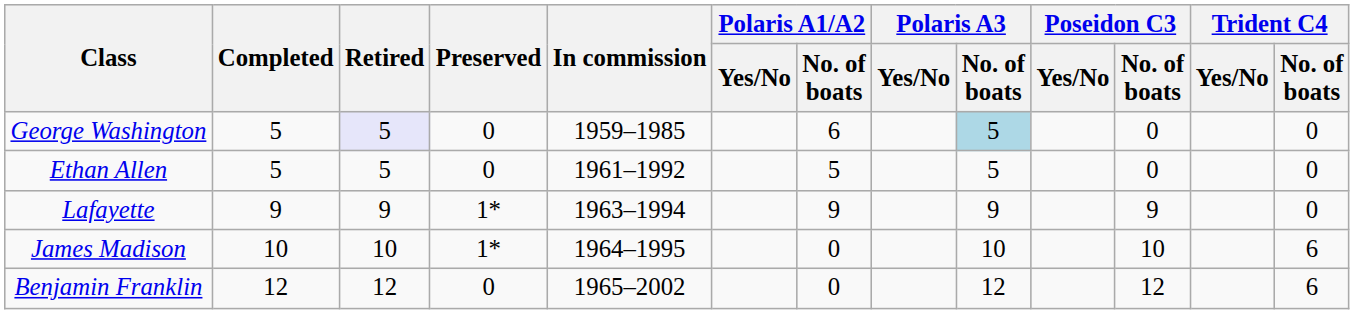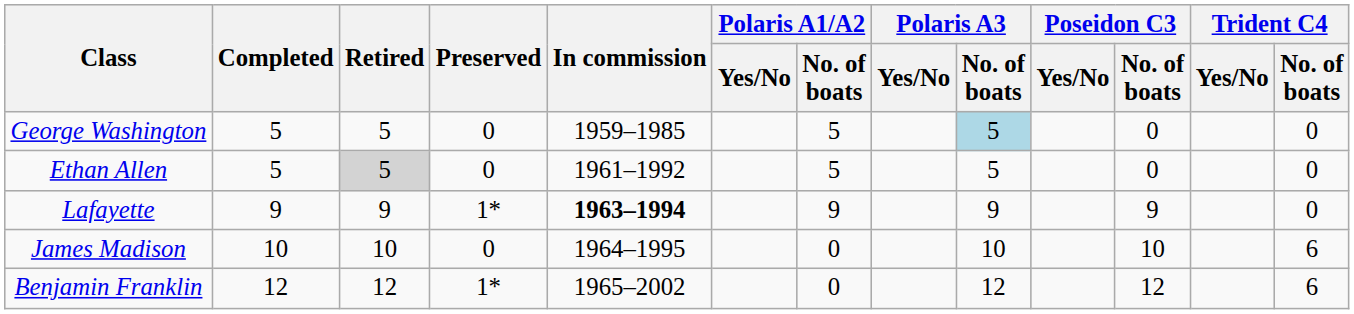(385, 130) lavender background -> (385, 130) no background
(834, 130) 6 -> (834, 130) 5
(385, 170) no background -> (385, 170) lightgrey background
(630, 209) normal -> (630, 209) bold
(489, 248) 1* -> (489, 248) 0
(489, 288) 0 -> (489, 288) 1*
